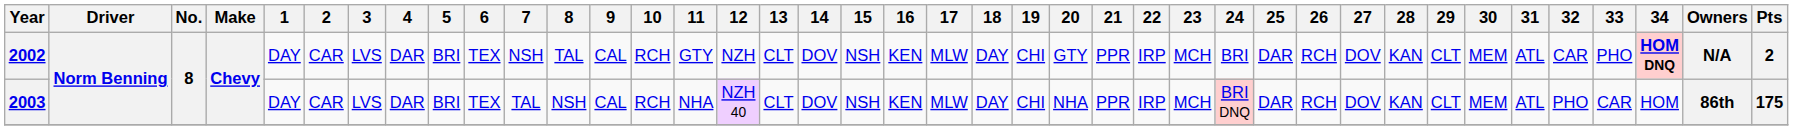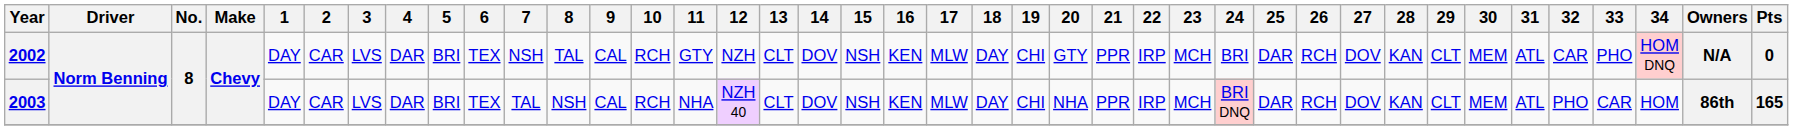(1660, 55) bold -> (1660, 55) normal
(1769, 55) 2 -> (1769, 55) 0
(1769, 102) 175 -> (1769, 102) 165
